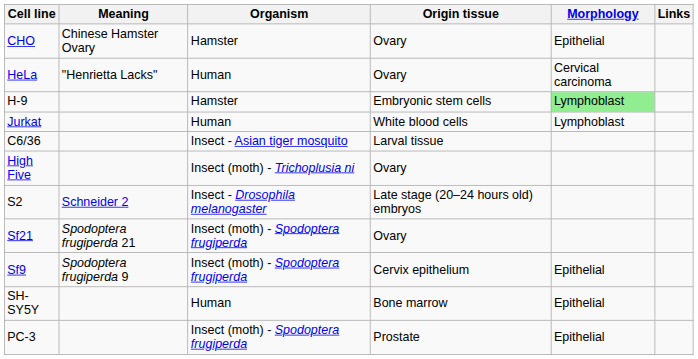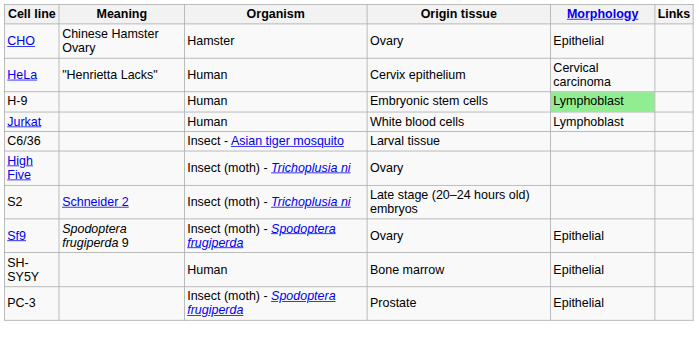(390, 75) Ovary -> (418, 75) Cervix epithelium
(214, 101) Hamster -> (207, 101) Human
(243, 202) Insect - Drosophila melanogaster -> (269, 202) Insect (moth) - Trichoplusia ni
- row: (20, 235)
(421, 269) Cervix epithelium -> (387, 235) Ovary
